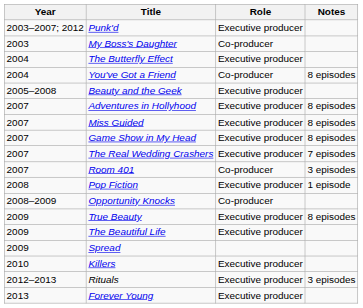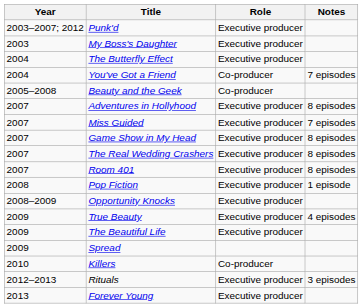(246, 43) Co-producer -> (260, 43) Executive producer
(331, 75) 8 episodes -> (331, 75) 7 episodes
(260, 91) Executive producer -> (246, 91) Co-producer
(331, 122) 8 episodes -> (331, 122) 7 episodes
(331, 153) 7 episodes -> (331, 153) 8 episodes
(246, 169) Co-producer -> (260, 169) Executive producer
(331, 169) 3 episodes -> (331, 169) 8 episodes
(246, 201) Co-producer -> (260, 201) Executive producer
(331, 216) 8 episodes -> (331, 216) 4 episodes
(260, 264) Executive producer -> (246, 264) Co-producer
